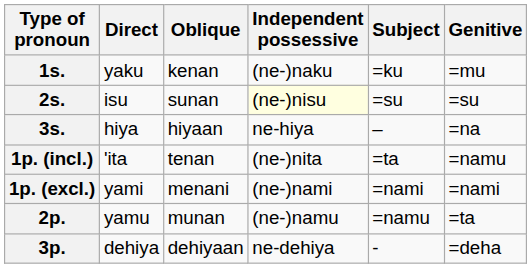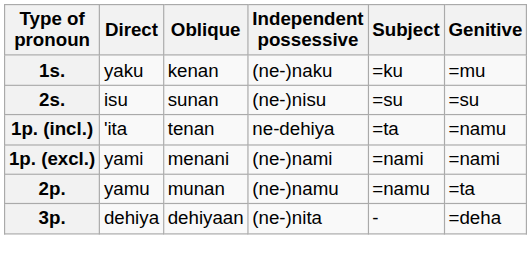(289, 99) lightyellow background -> (289, 99) no background
- row: (52, 129)
(287, 159) (ne-)nita -> (293, 129) ne-dehiya
(293, 248) ne-dehiya -> (287, 218) (ne-)nita
